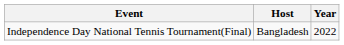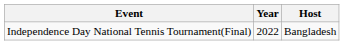columns swapped: (283, 13) <-> (325, 13)
